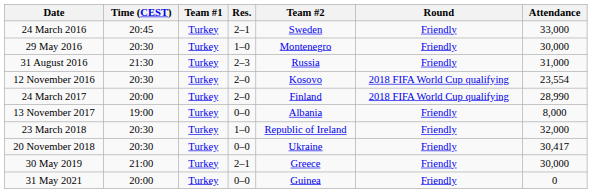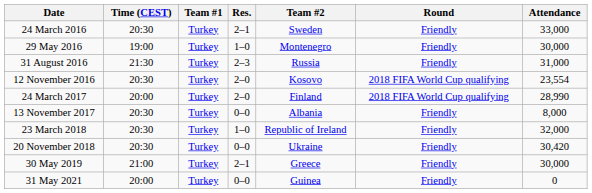(141, 29) 20:45 -> (141, 29) 20:30
(141, 46) 20:30 -> (141, 46) 19:00
(141, 113) 19:00 -> (141, 113) 20:30
(555, 146) 30,417 -> (555, 146) 30,420
